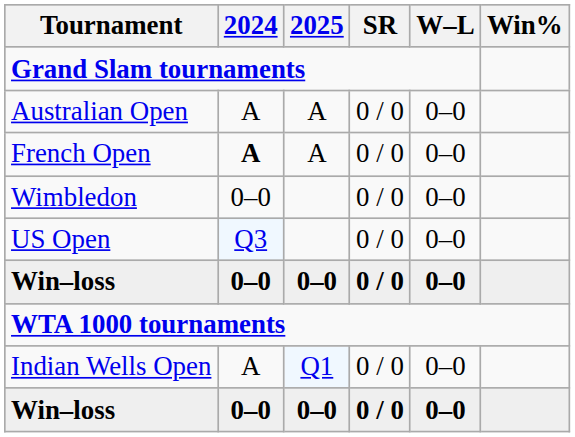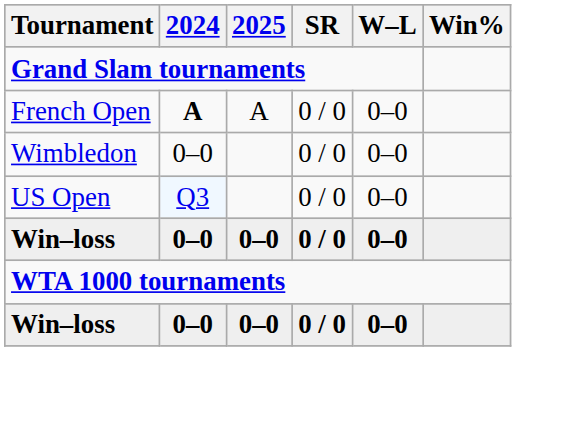- row: (99, 111)
- row: (111, 366)
